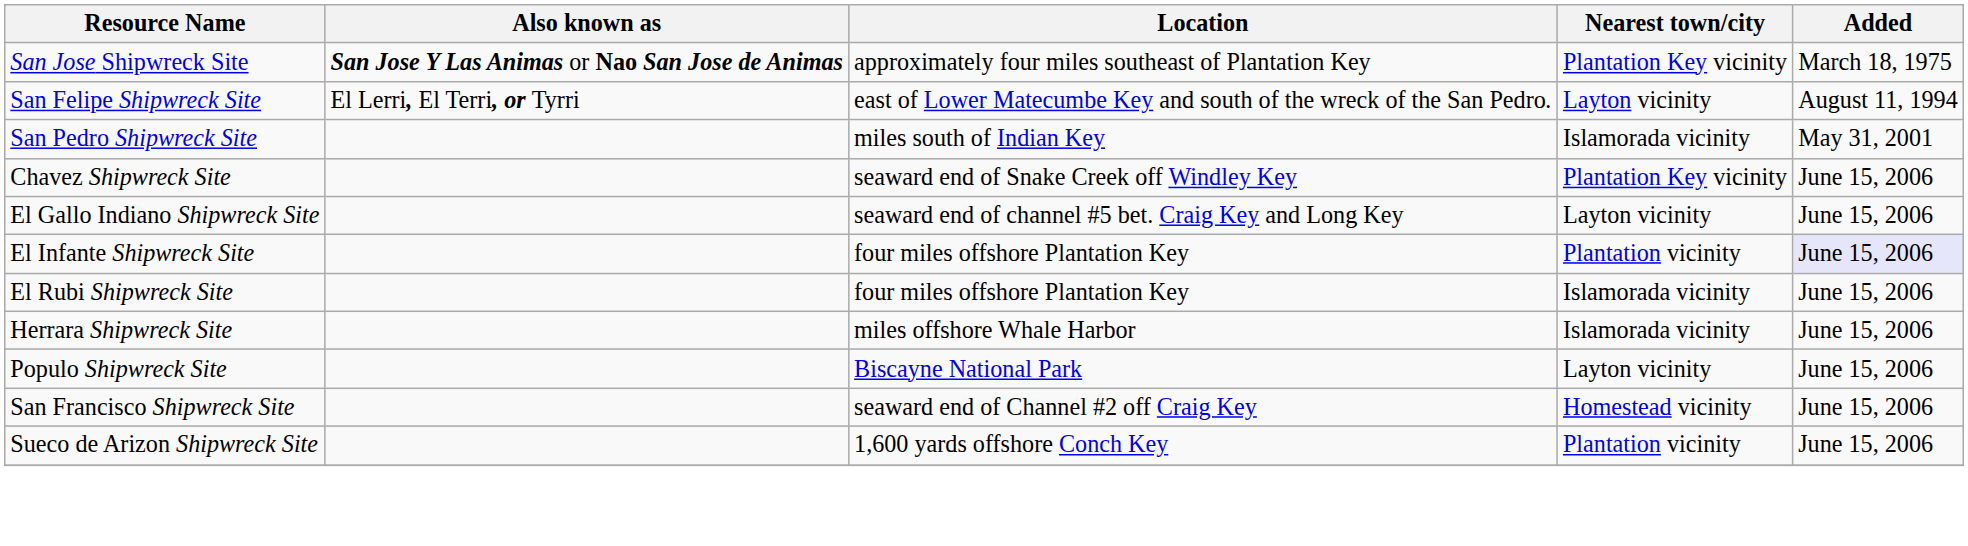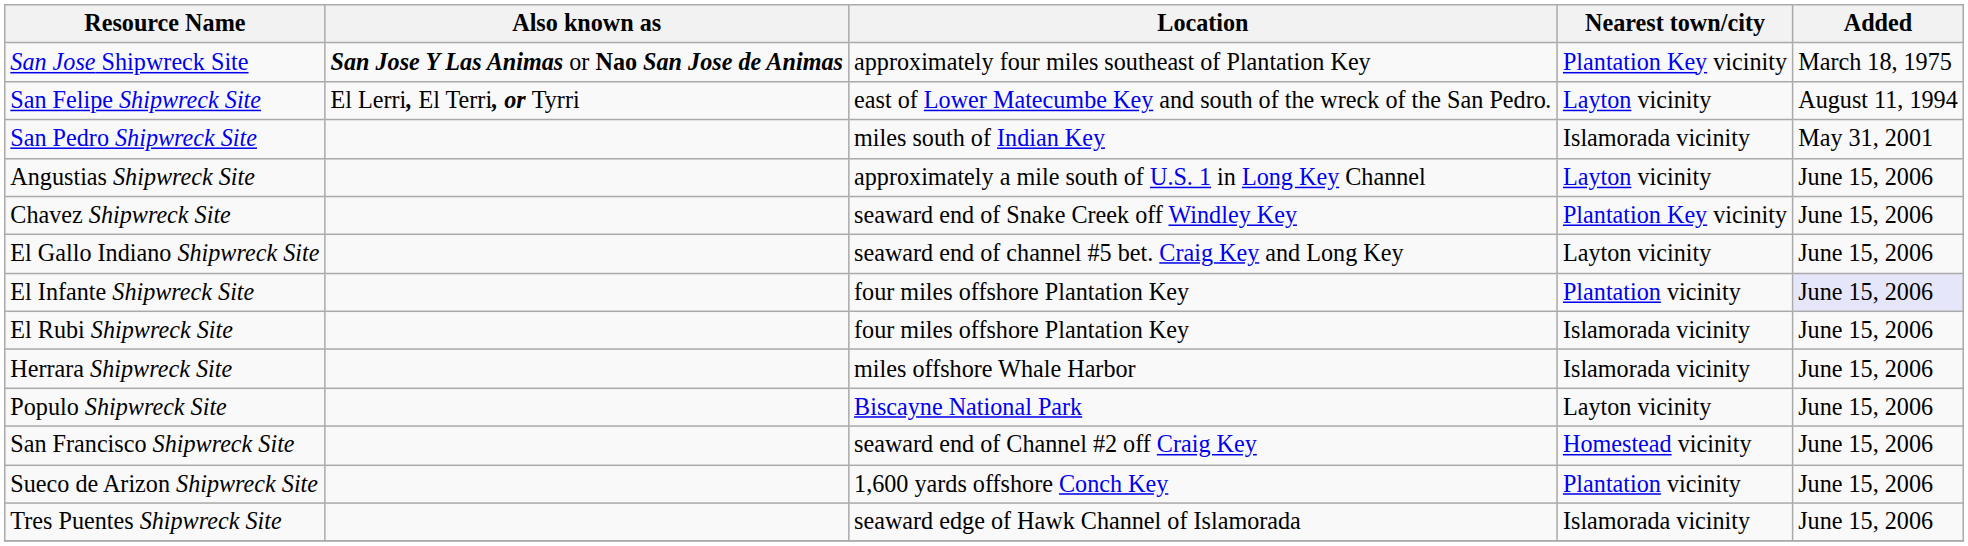+ row: (133, 176)
+ row: (146, 521)
